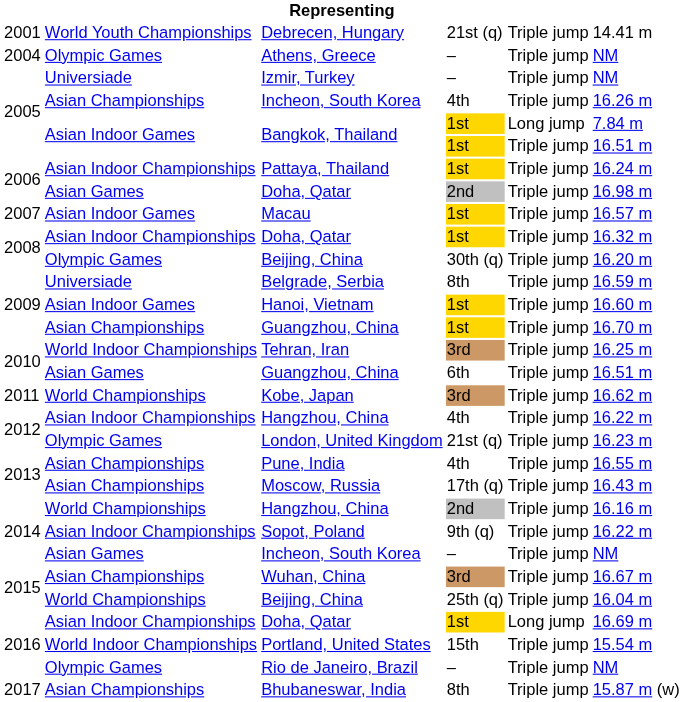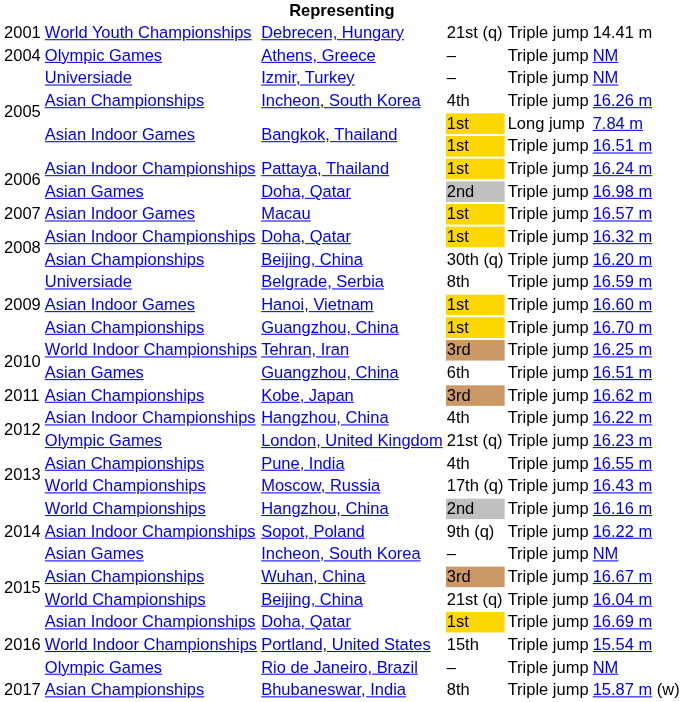(103, 259) Olympic Games -> (125, 259) Asian Championships
(125, 395) World Championships -> (125, 395) Asian Championships
(125, 486) Asian Championships -> (125, 486) World Championships
(475, 599) 25th (q) -> (475, 599) 21st (q)
(546, 622) Long jump -> (548, 622) Triple jump
